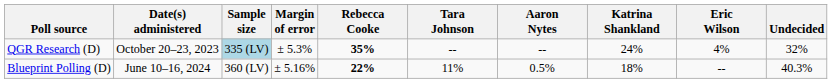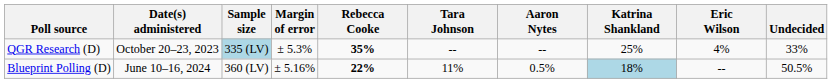(632, 49) 24% -> (632, 49) 25%
(797, 49) 32% -> (797, 49) 33%
(632, 69) no background -> (632, 69) lightblue background
(797, 69) 40.3% -> (797, 69) 50.5%
